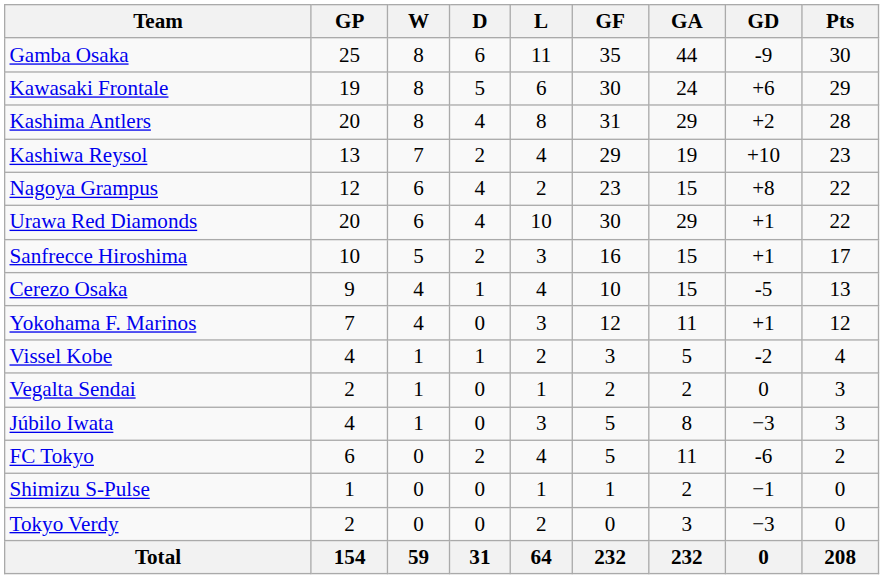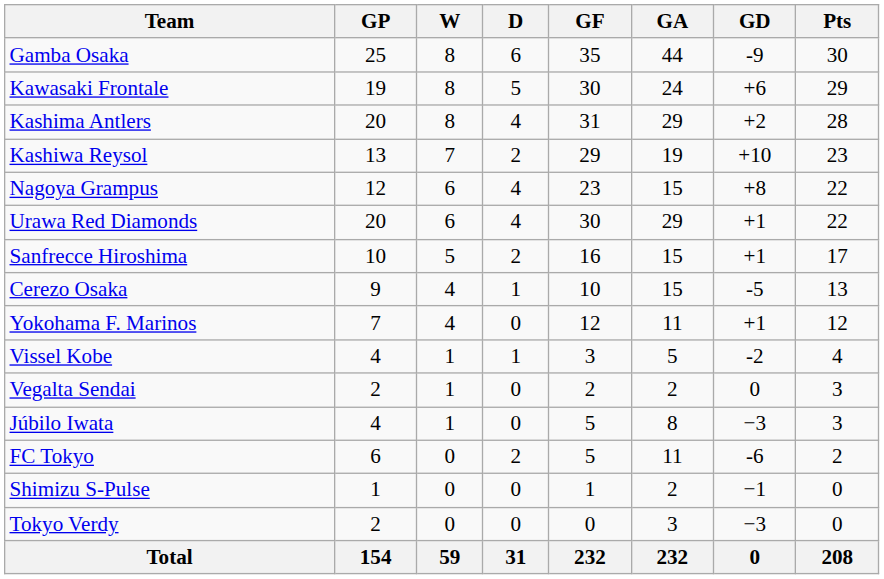- column: (541, 21)
